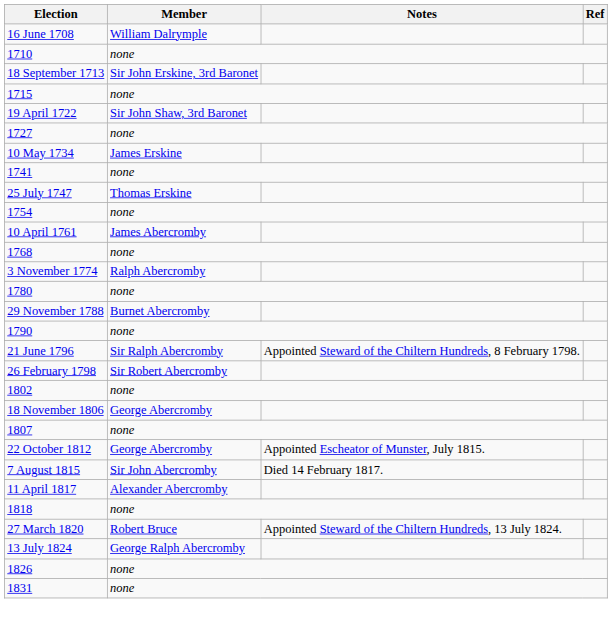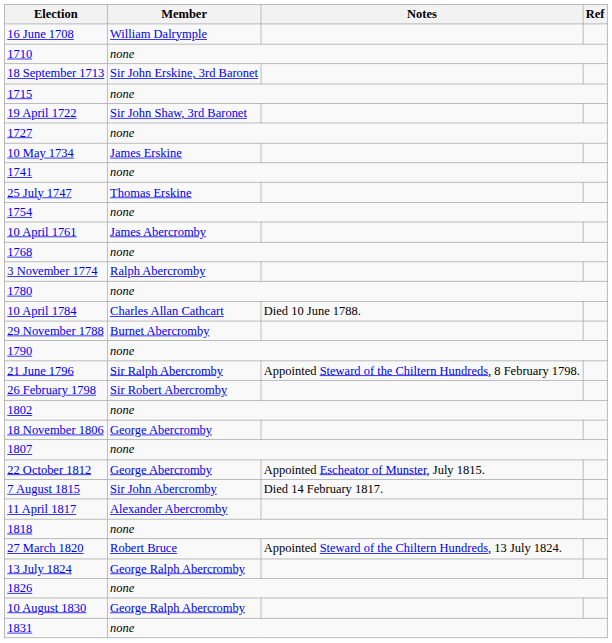+ row: (42, 311)
+ row: (47, 608)
